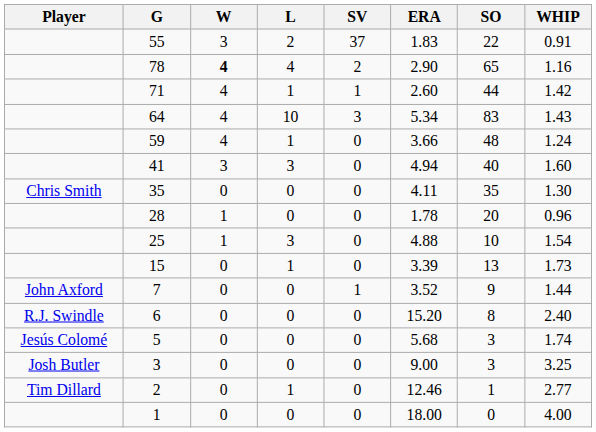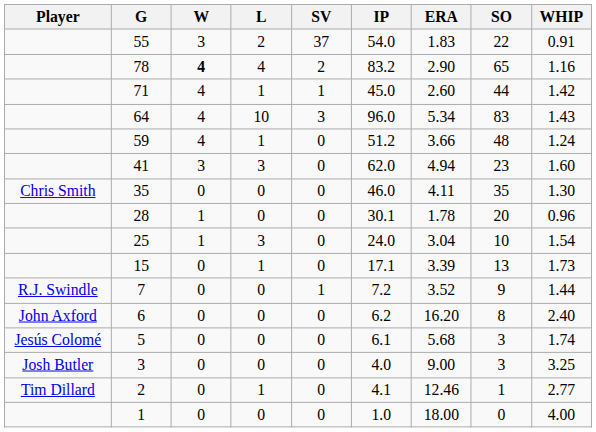+ column: (381, 16)
(491, 166) 40 -> (501, 166) 23
(424, 240) 4.88 -> (441, 240) 3.04
(64, 290) John Axford -> (58, 290) R.J. Swindle
(64, 315) R.J. Swindle -> (58, 315) John Axford
(424, 315) 15.20 -> (441, 315) 16.20
